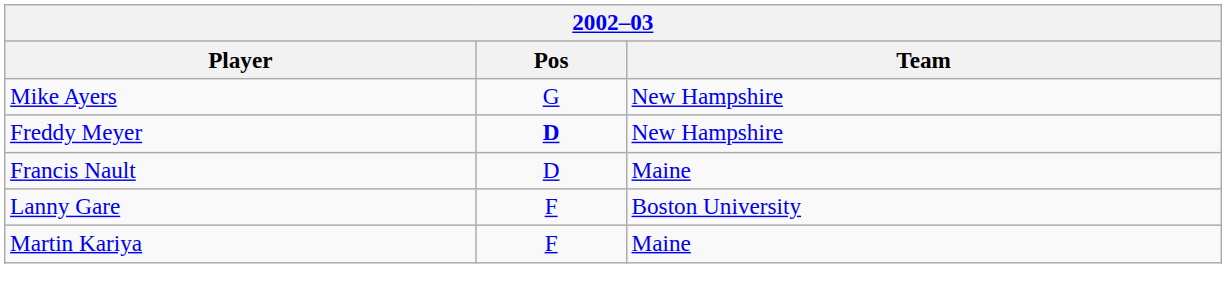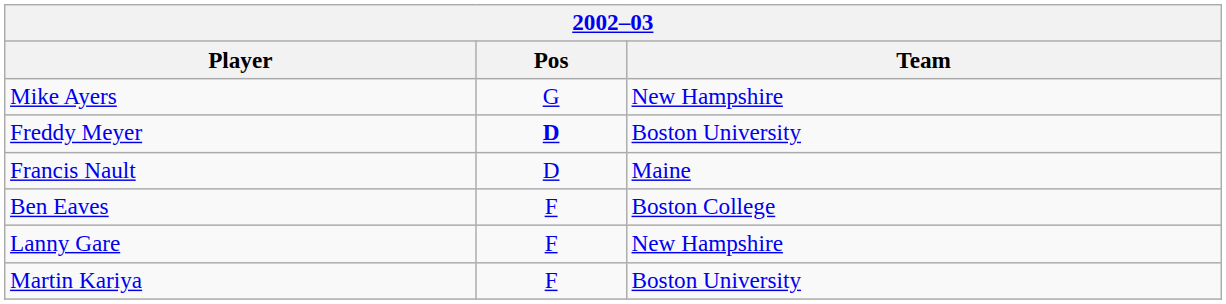(707, 133) New Hampshire -> (716, 133) Boston University
+ row: (59, 206)
(716, 206) Boston University -> (707, 243) New Hampshire
(661, 243) Maine -> (716, 280) Boston University
